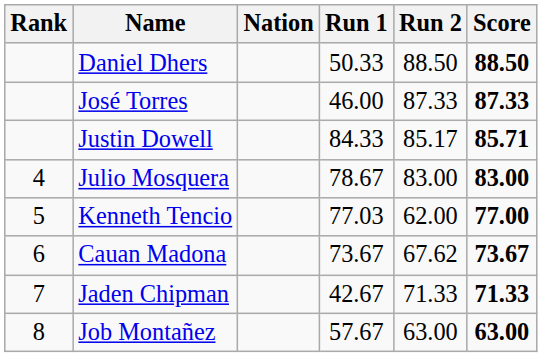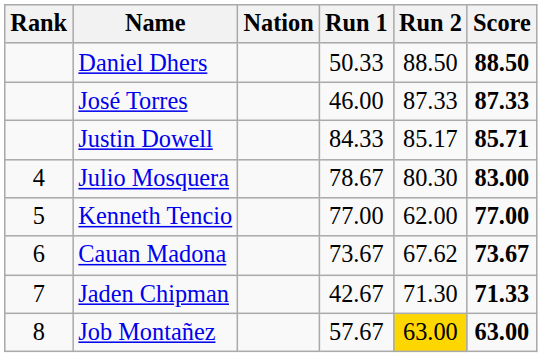(430, 178) 83.00 -> (430, 178) 80.30
(356, 216) 77.03 -> (356, 216) 77.00
(430, 293) 71.33 -> (430, 293) 71.30
(430, 332) no background -> (430, 332) gold background
